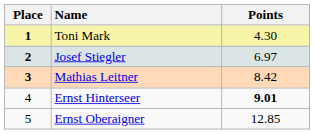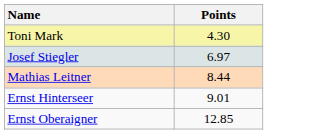- column: (28, 14)
(266, 77) 8.42 -> (218, 77) 8.44
(266, 98) bold -> (218, 98) normal
